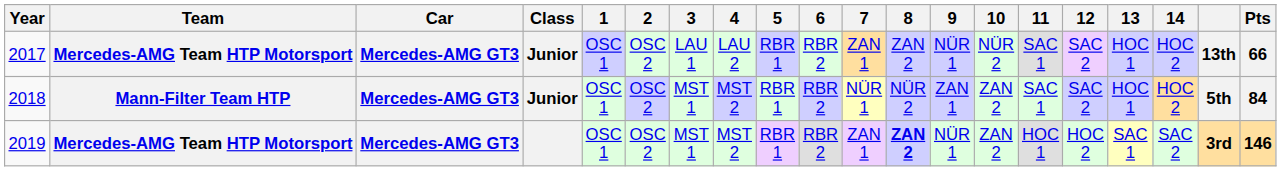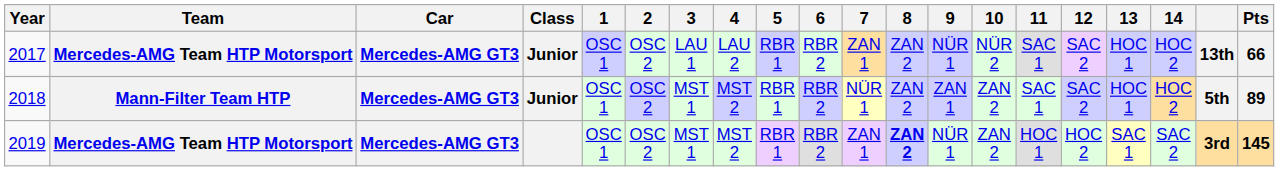(908, 99) NÜR 2 -> (907, 99) ZAN 2
(1258, 99) 84 -> (1256, 99) 89
(1258, 144) 146 -> (1256, 144) 145
